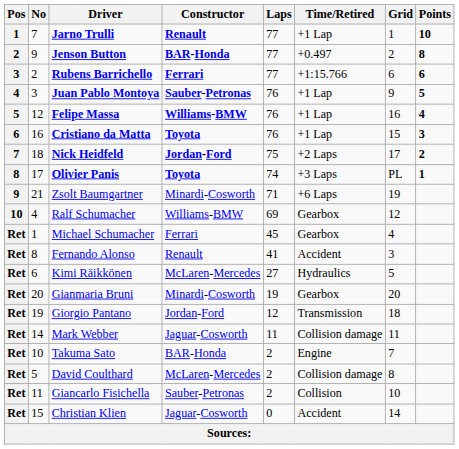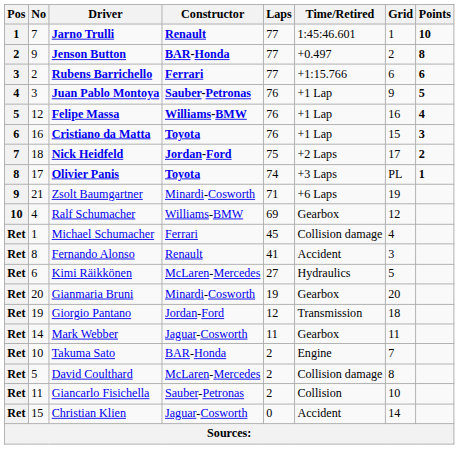(315, 34) +1 Lap -> (327, 34) 1:45:46.601
(318, 233) Gearbox -> (340, 233) Collision damage
(340, 333) Collision damage -> (318, 333) Gearbox
